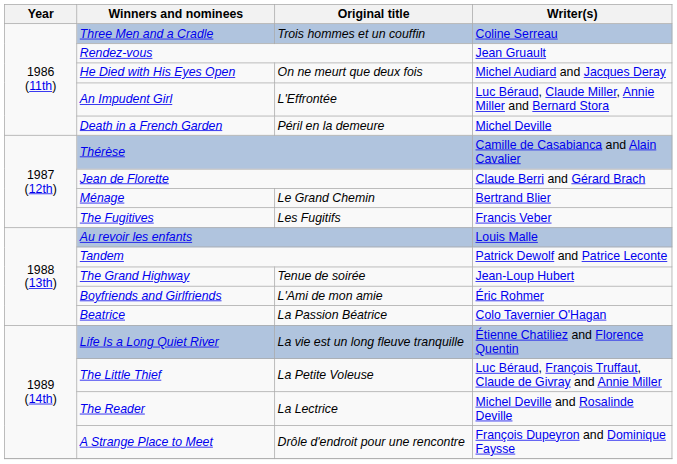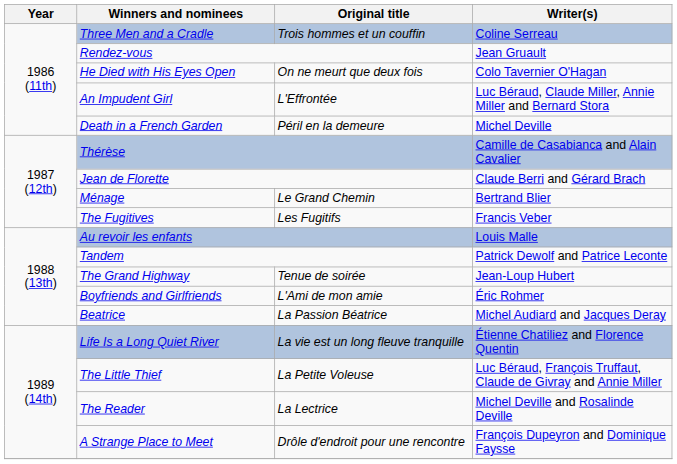(571, 72) Michel Audiard and Jacques Deray -> (541, 72) Colo Tavernier O'Hagan
(541, 315) Colo Tavernier O'Hagan -> (571, 315) Michel Audiard and Jacques Deray
